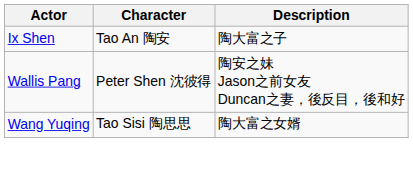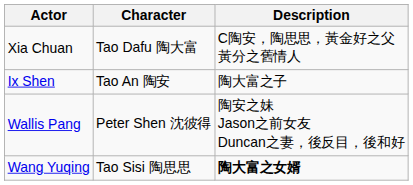+ row: (40, 48)
(260, 124) normal -> (260, 167) bold
